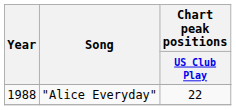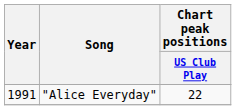(22, 95) 1988 -> (22, 95) 1991
